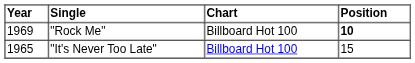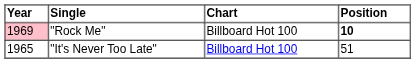(20, 31) no background -> (20, 31) pink background
(347, 49) 15 -> (347, 49) 51
